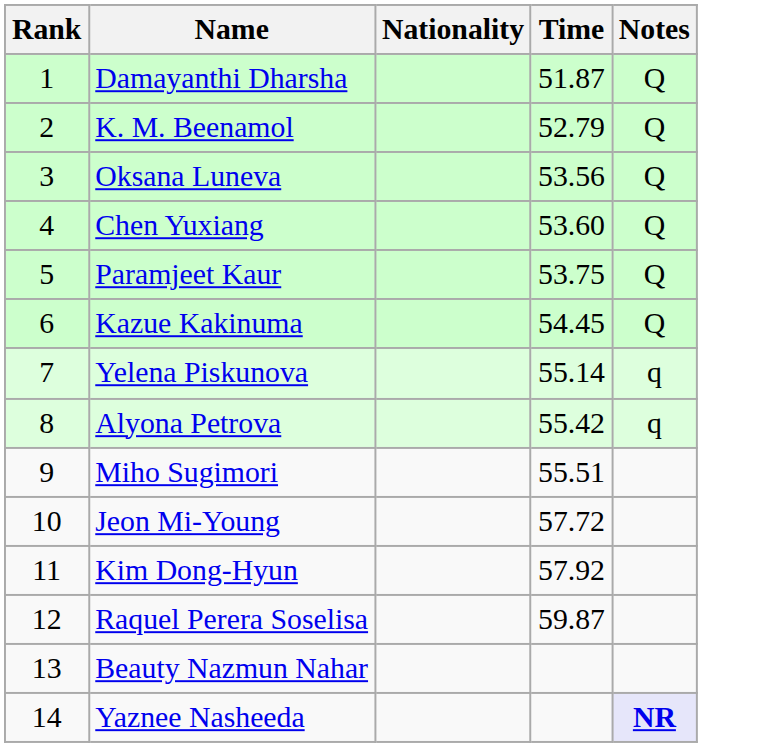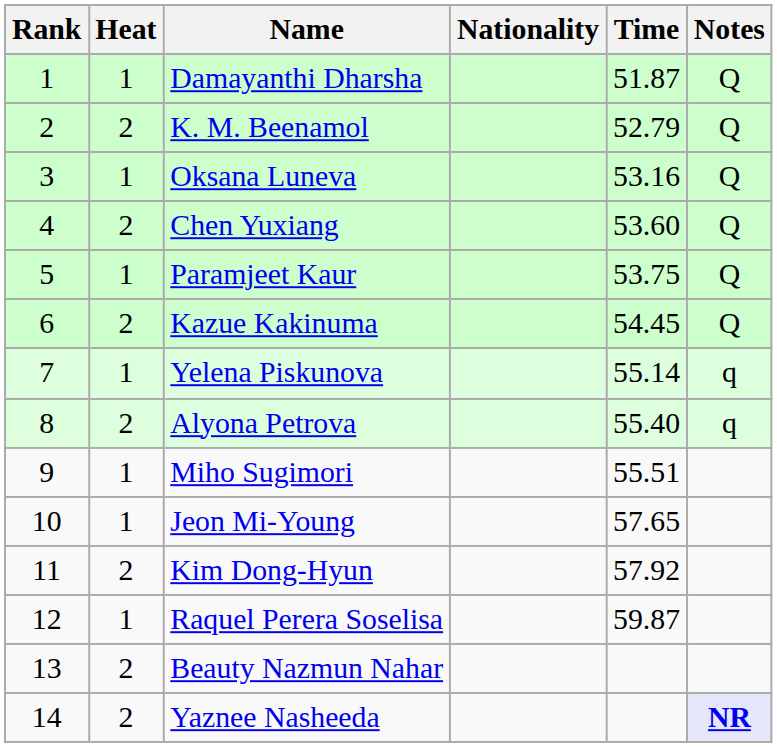+ column: (126, 29)
(571, 176) 53.56 -> (647, 176) 53.16
(571, 422) 55.42 -> (647, 422) 55.40
(571, 520) 57.72 -> (647, 520) 57.65
